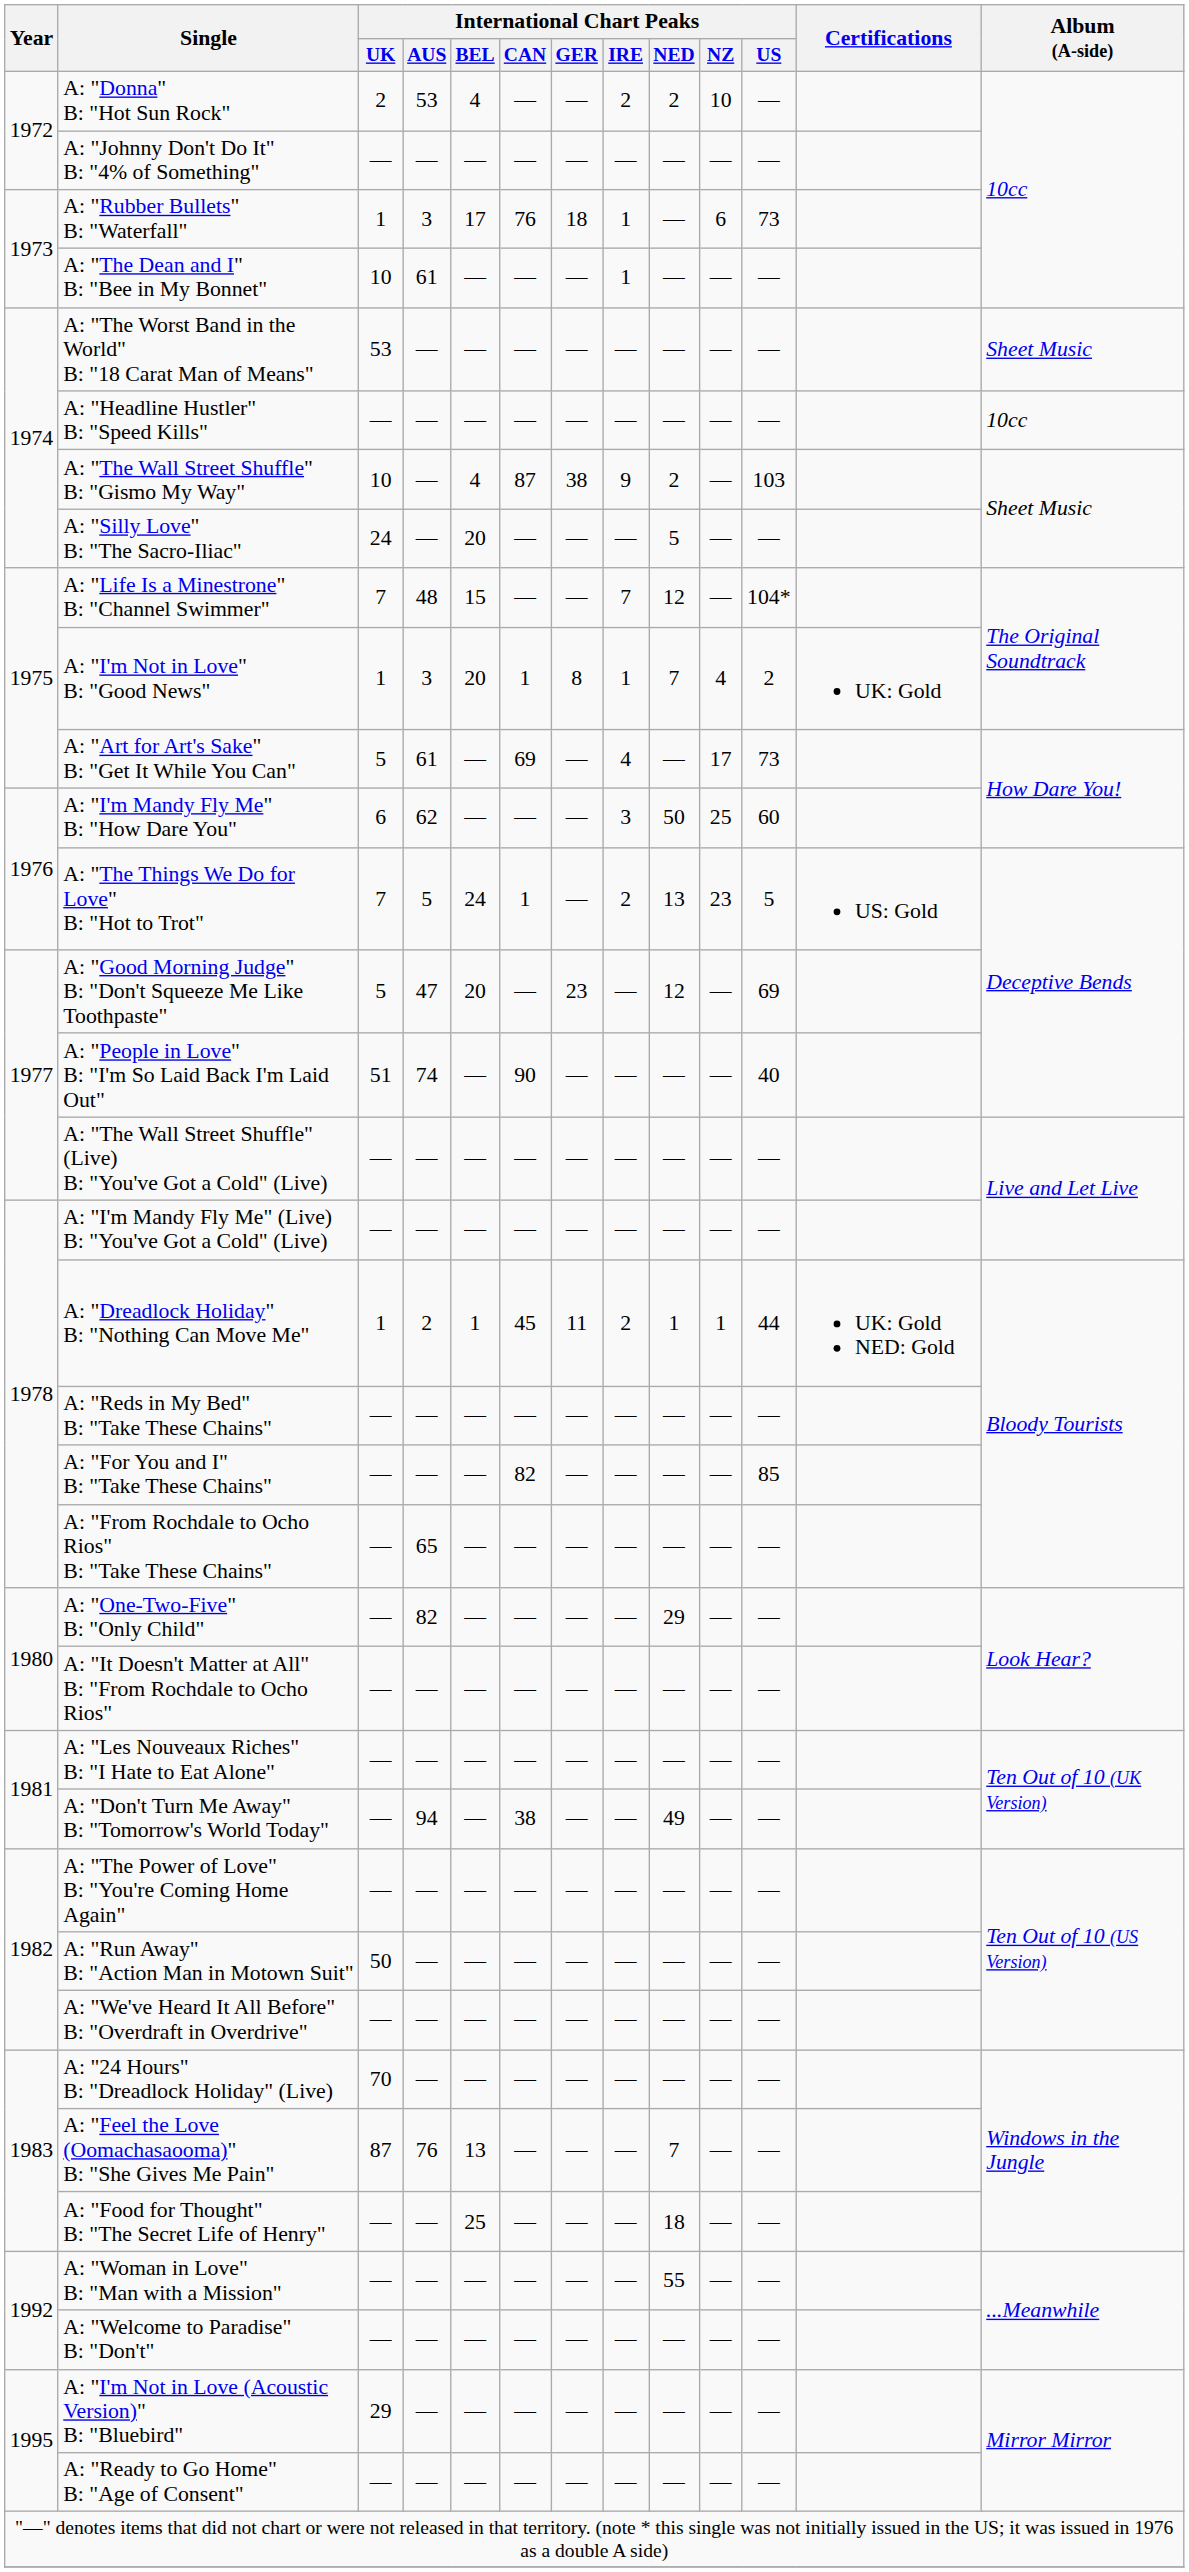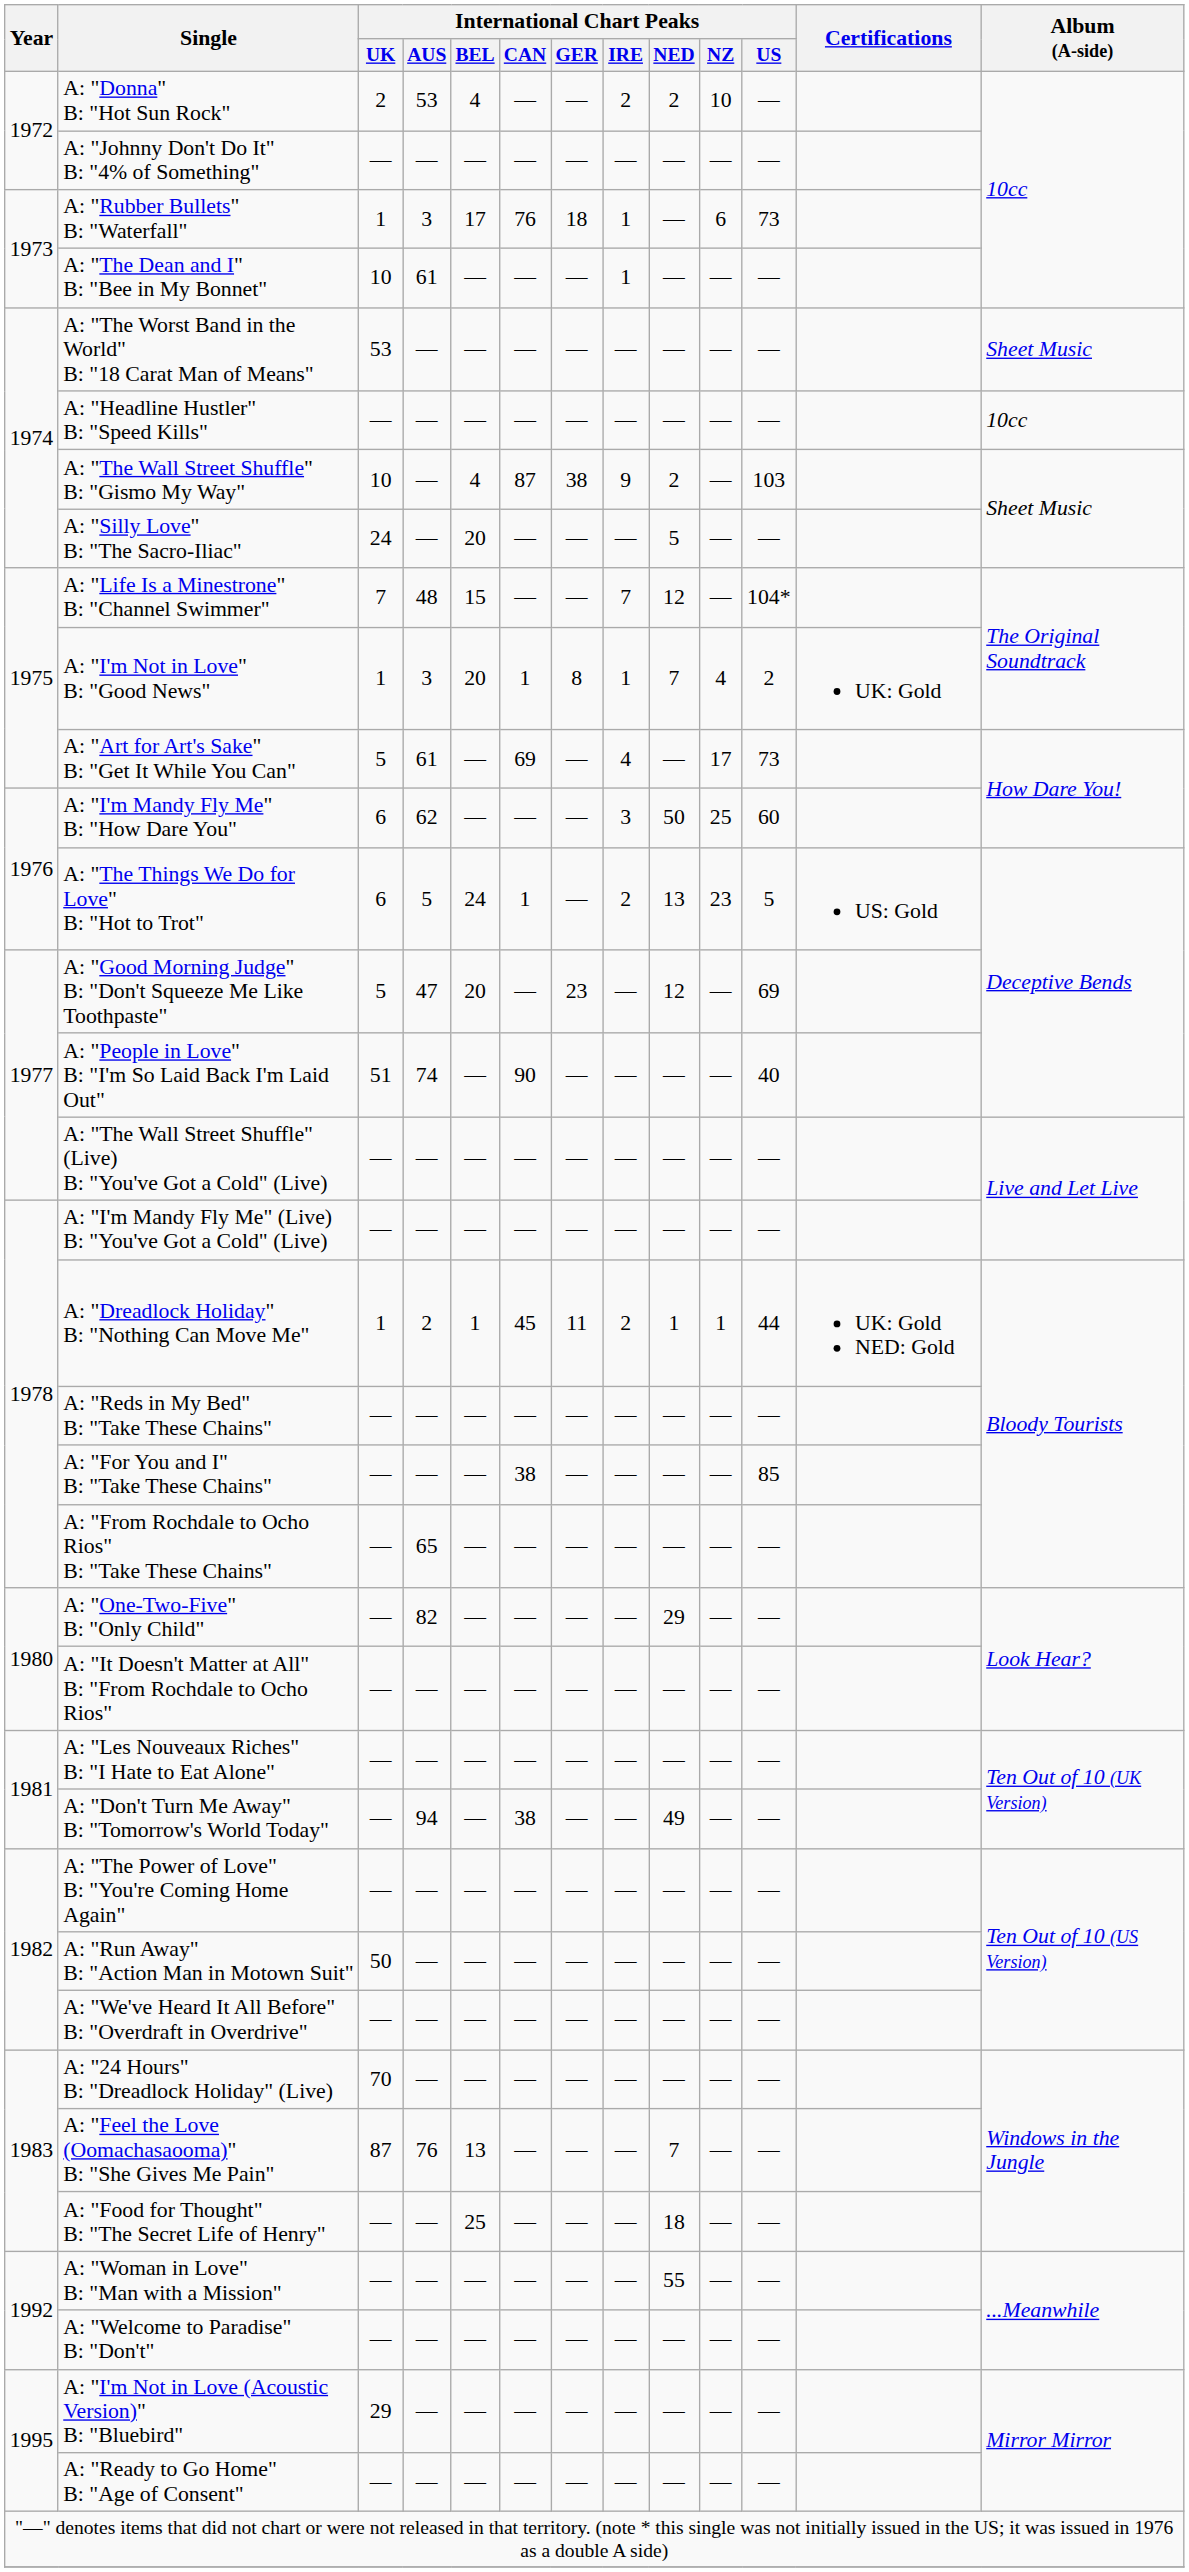(381, 898) 7 -> (381, 898) 6
(525, 1474) 82 -> (525, 1474) 38
